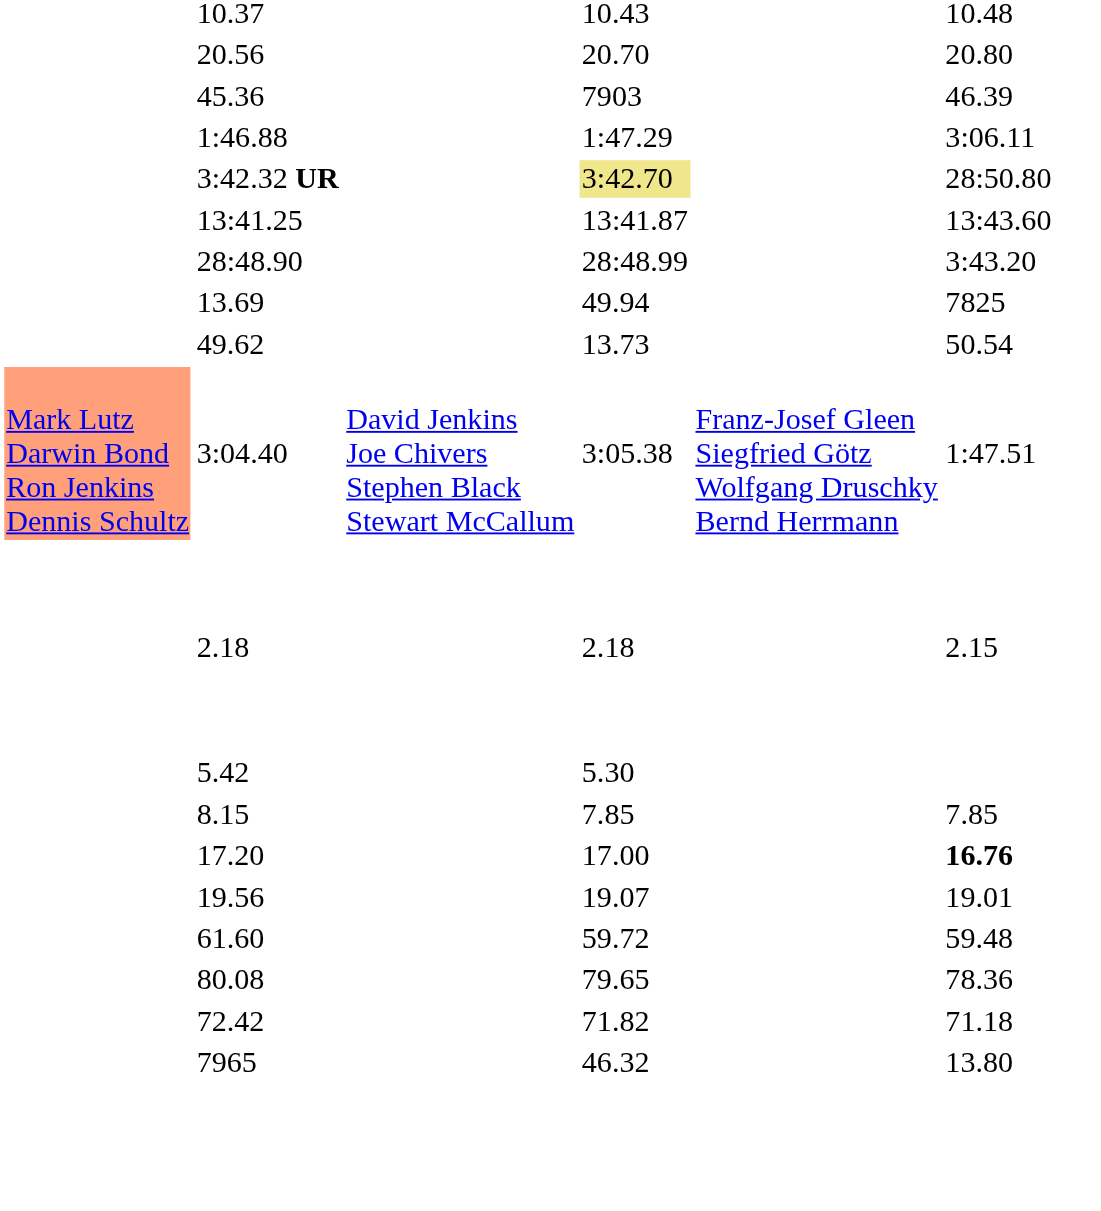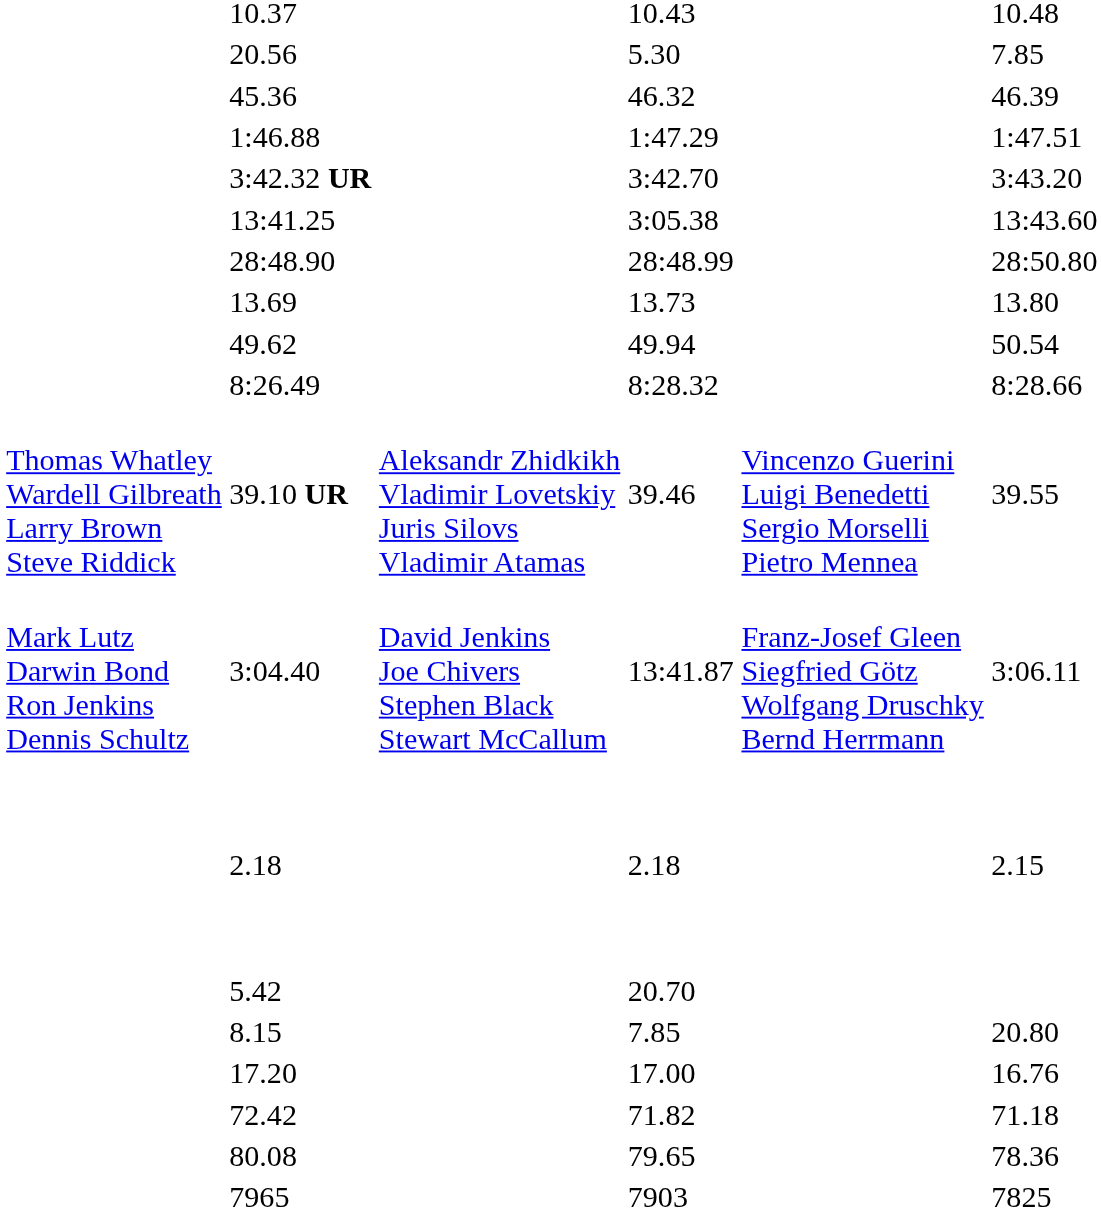(616, 54) 20.70 -> (654, 54) 5.30
(979, 54) 20.80 -> (1018, 54) 7.85
(612, 95) 7903 -> (662, 95) 46.32
(990, 137) 3:06.11 -> (1037, 137) 1:47.51
(627, 178) khaki background -> (673, 178) no background
(998, 178) 28:50.80 -> (1037, 178) 3:43.20
(635, 219) 13:41.87 -> (673, 219) 3:05.38
(991, 261) 3:43.20 -> (1044, 261) 28:50.80
(616, 302) 49.94 -> (662, 302) 13.73
(975, 302) 7825 -> (1025, 302) 13.80
(616, 344) 13.73 -> (662, 344) 49.94
+ row: (275, 385)
+ row: (289, 494)
(98, 469) lightsalmon background -> (98, 688) no background
(627, 453) 3:05.38 -> (681, 671) 13:41.87
(991, 453) 1:47.51 -> (1036, 671) 3:06.11
(608, 772) 5.30 -> (662, 990) 20.70
(972, 814) 7.85 -> (1025, 1032) 20.80
(979, 855) bold -> (1025, 1073) normal
- row: (230, 896)
- row: (230, 938)
rows swapped: (230, 1020) <-> (230, 979)
(616, 1062) 46.32 -> (658, 1197) 7903
(979, 1062) 13.80 -> (1021, 1197) 7825
